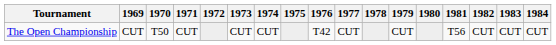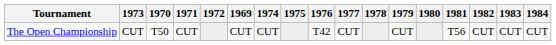columns swapped: (133, 13) <-> (241, 13)
